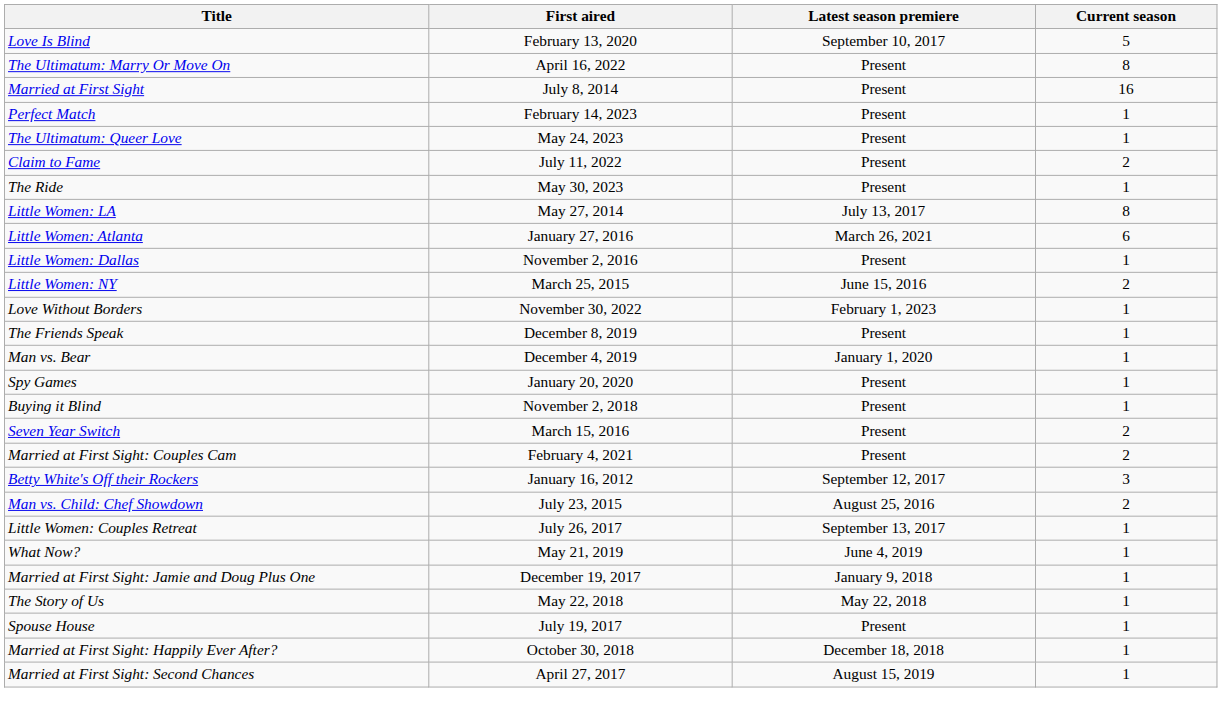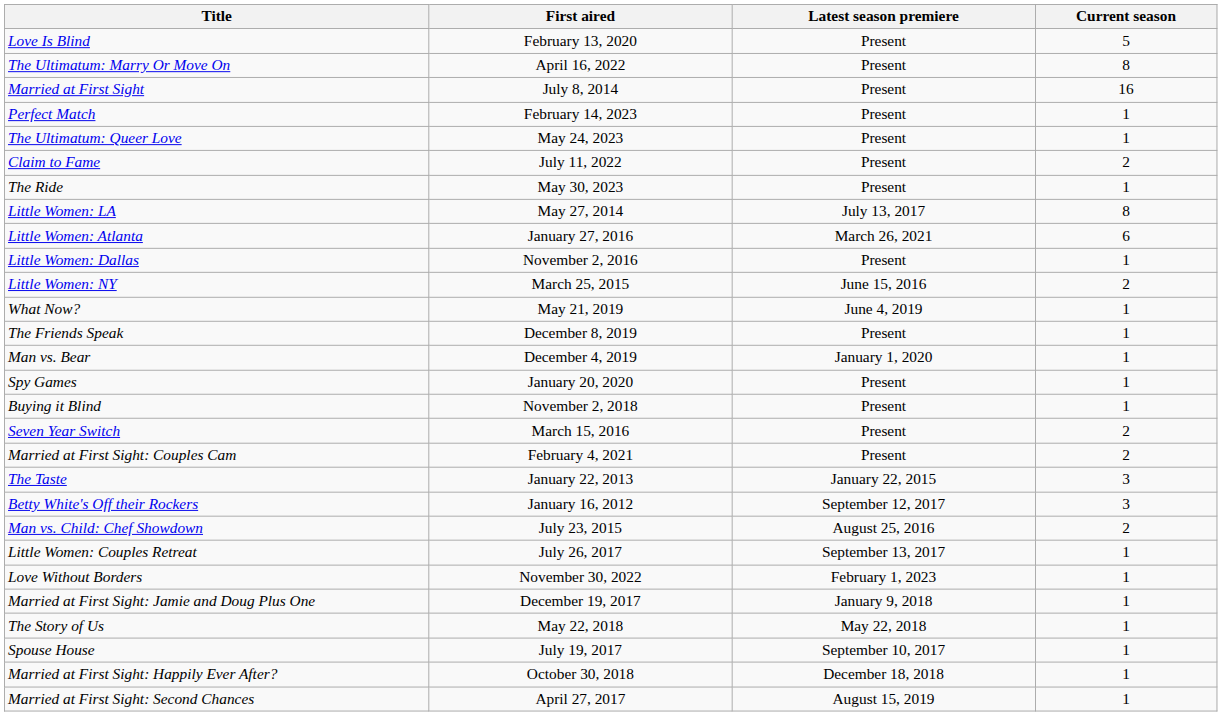(884, 41) September 10, 2017 -> (884, 41) Present
rows swapped: (75, 308) <-> (44, 552)
+ row: (37, 479)
(884, 625) Present -> (884, 650) September 10, 2017
